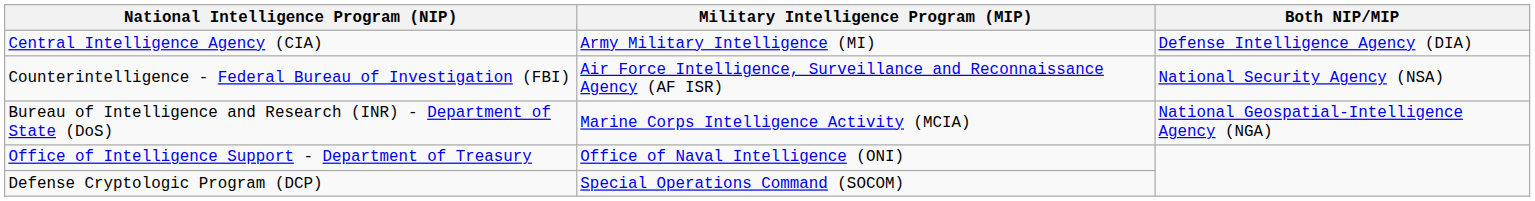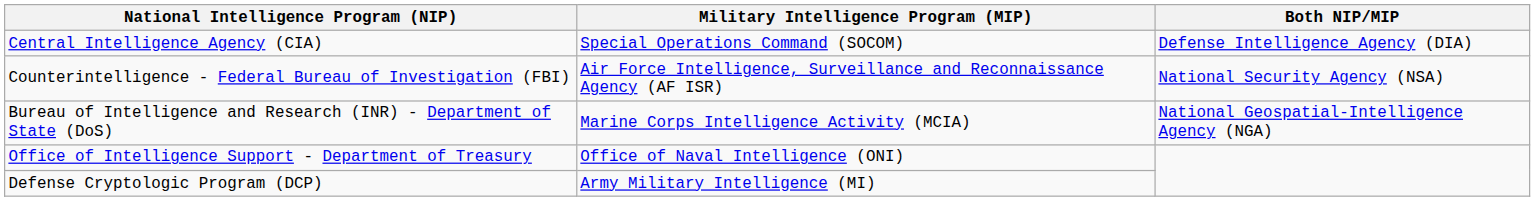(728, 43) Army Military Intelligence (MI) -> (742, 43) Special Operations Command (SOCOM)
(742, 183) Special Operations Command (SOCOM) -> (728, 183) Army Military Intelligence (MI)
